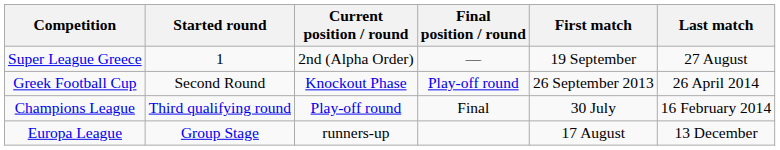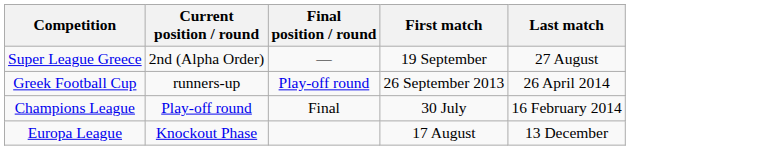- column: (220, 25)
(356, 83) Knockout Phase -> (207, 83) runners-up
(356, 132) runners-up -> (207, 132) Knockout Phase
